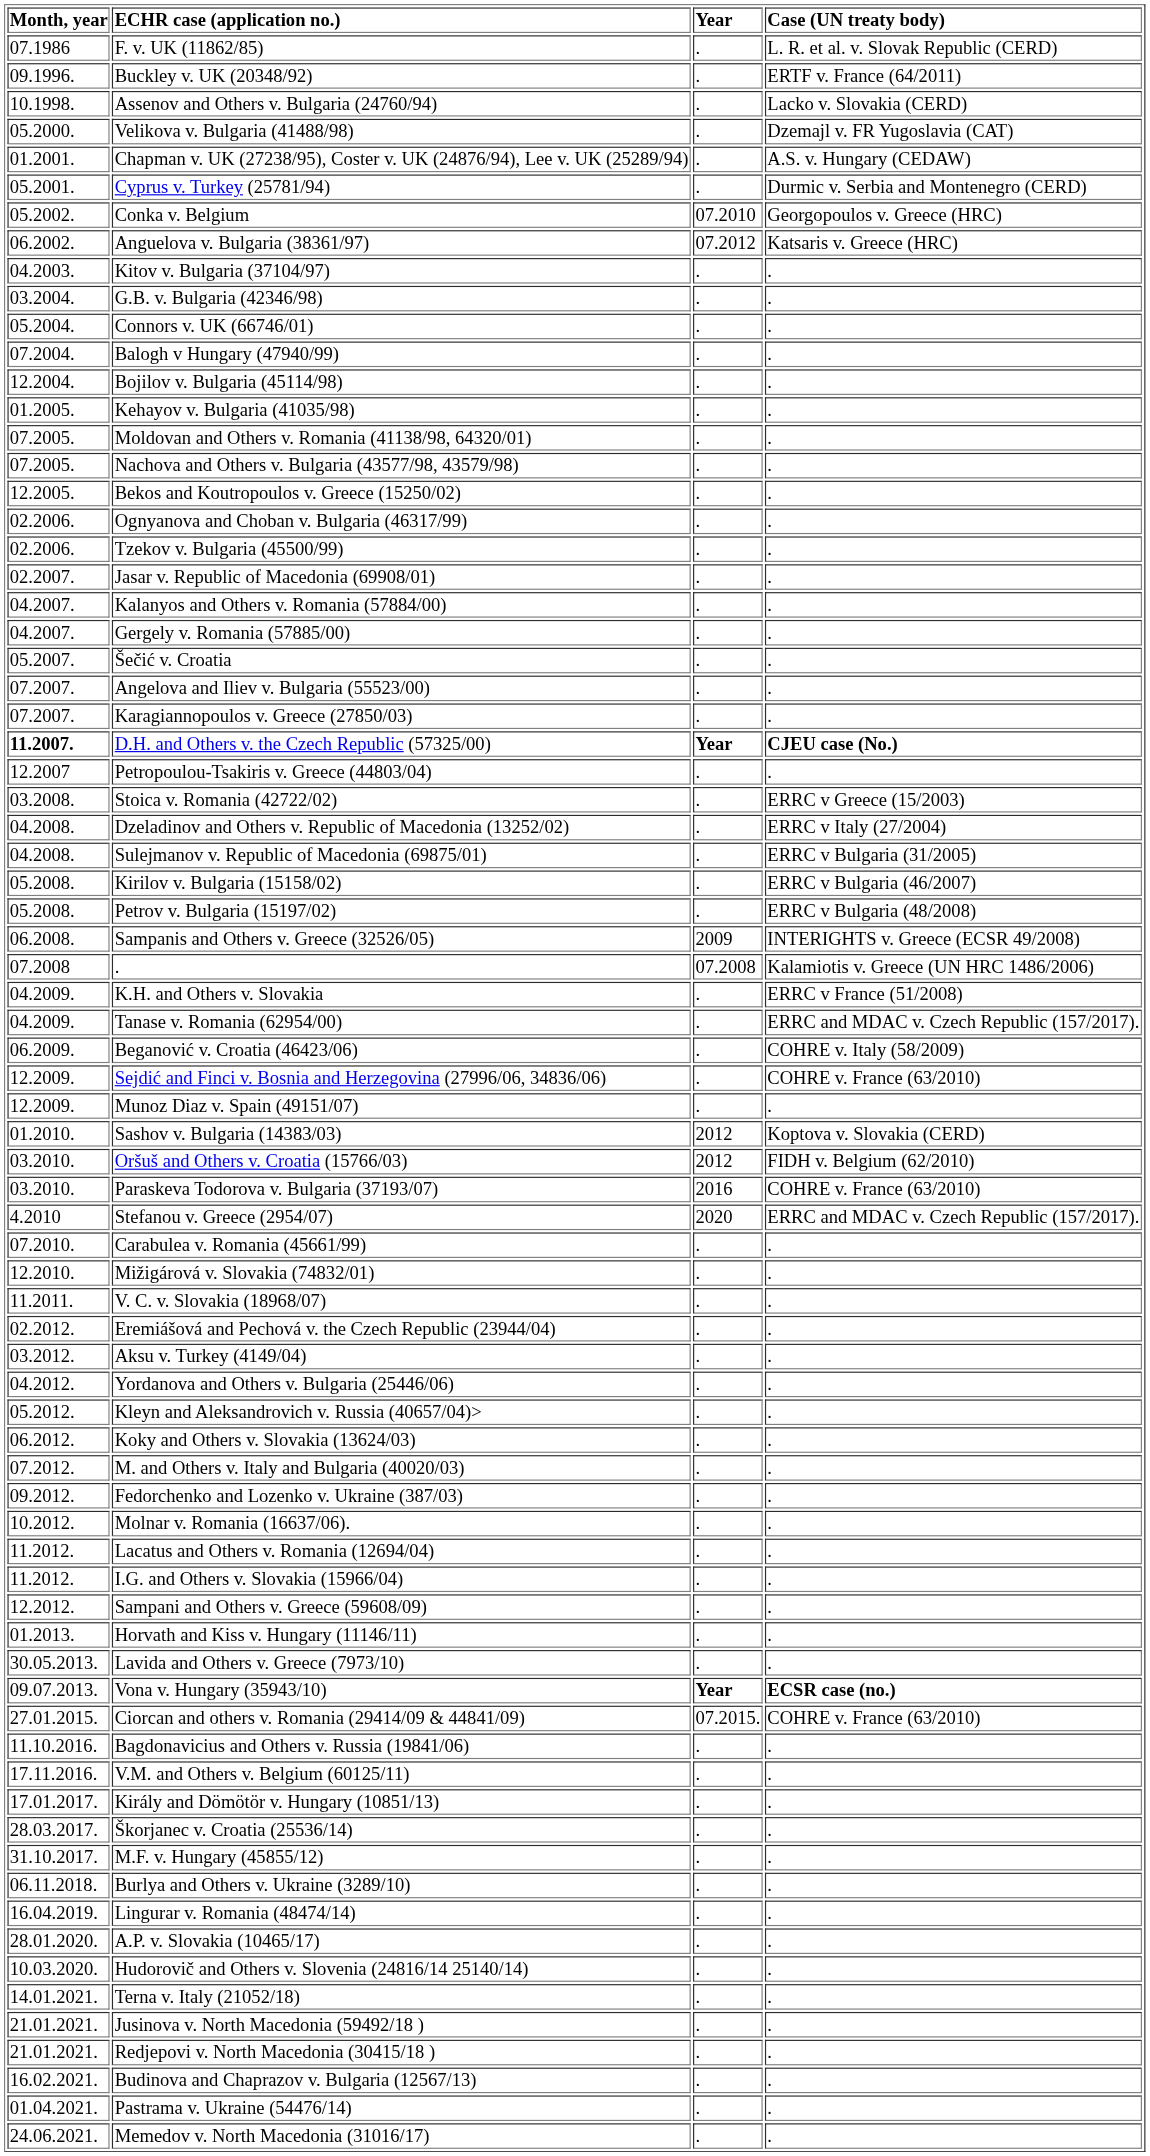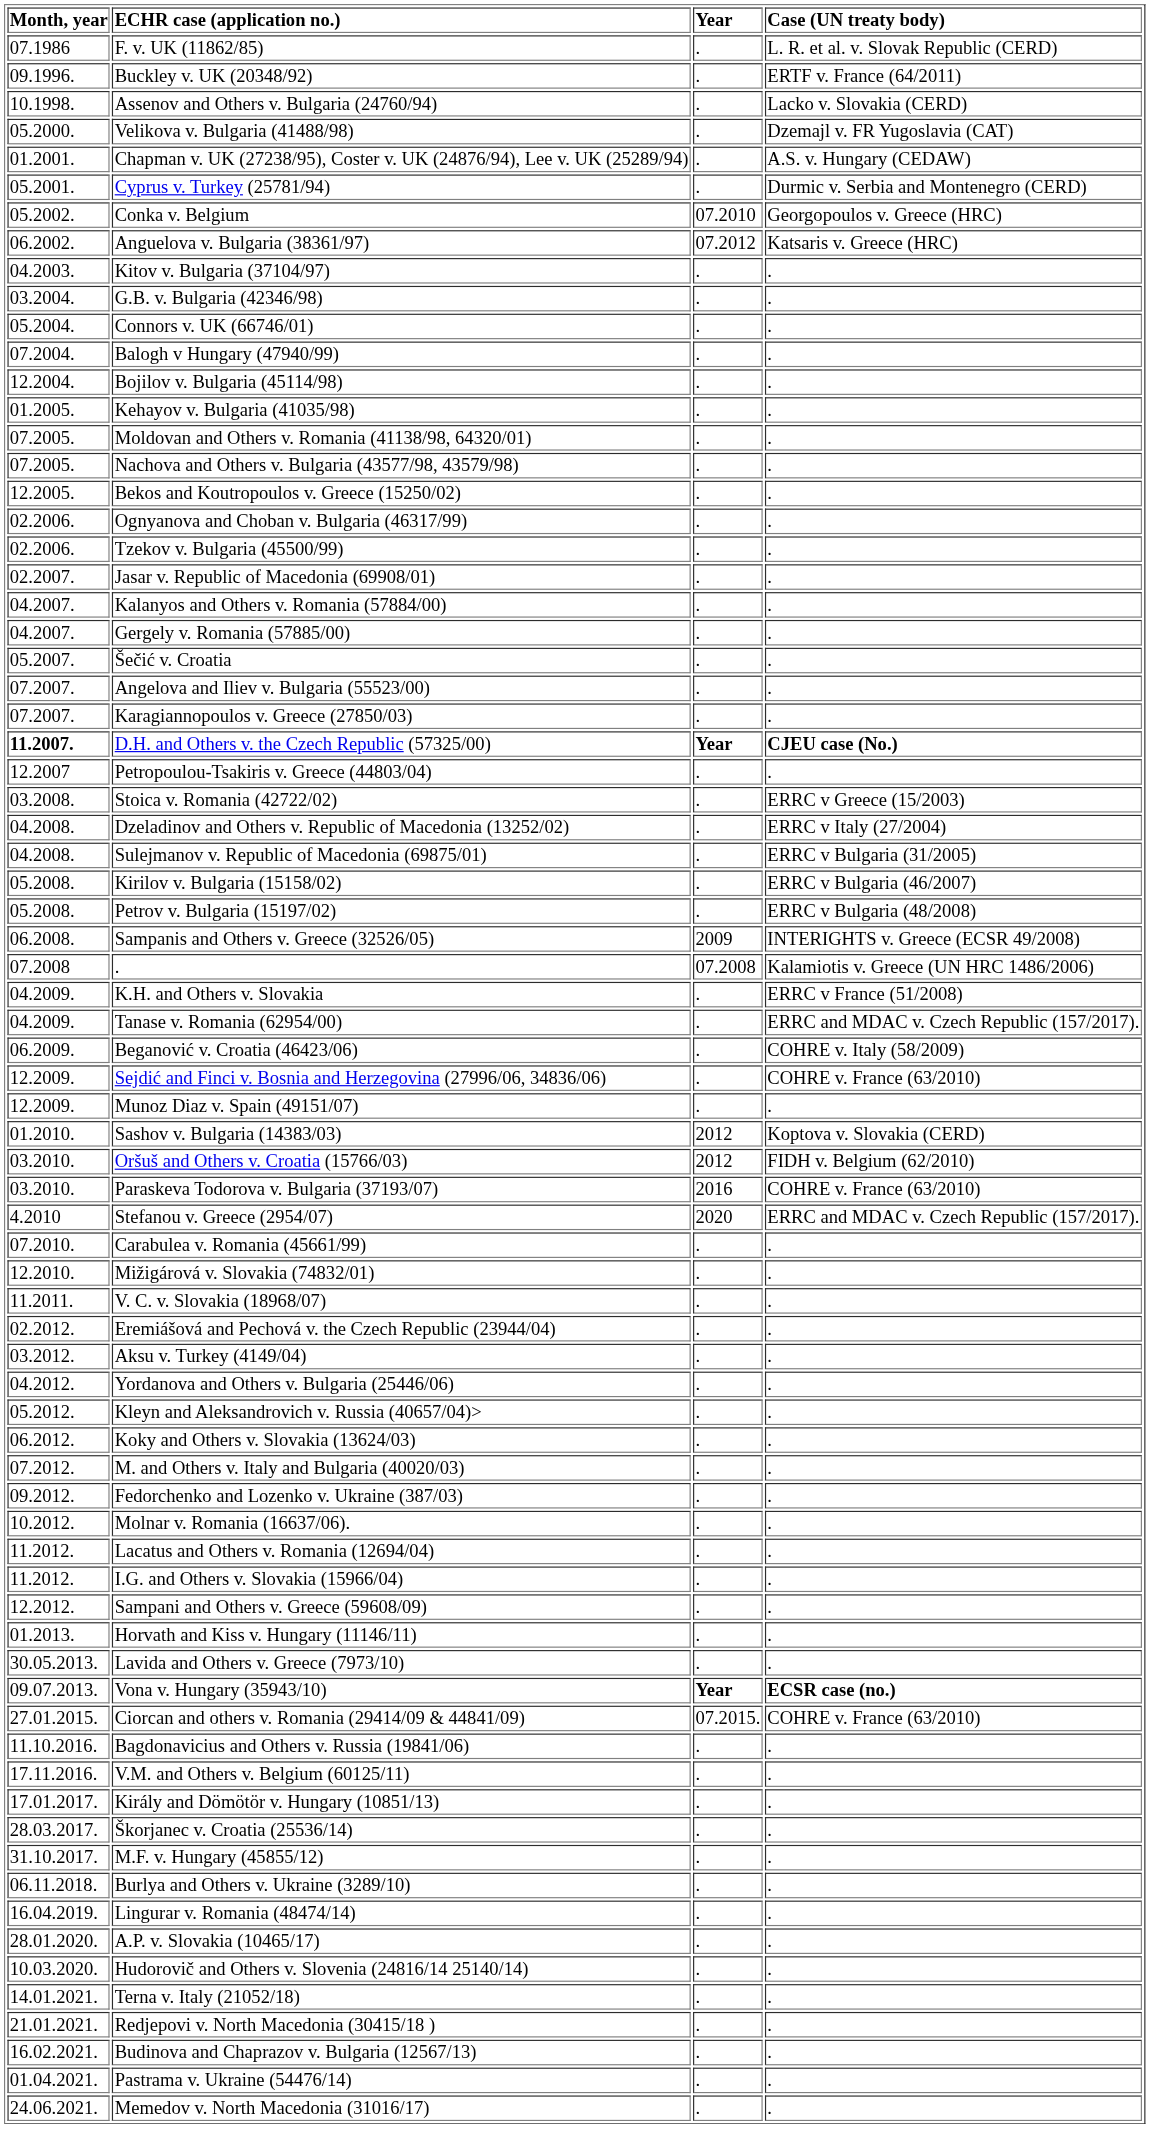- row: (269, 2024)
